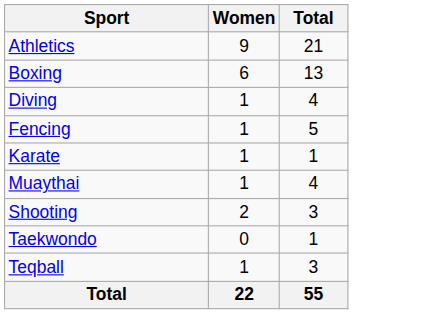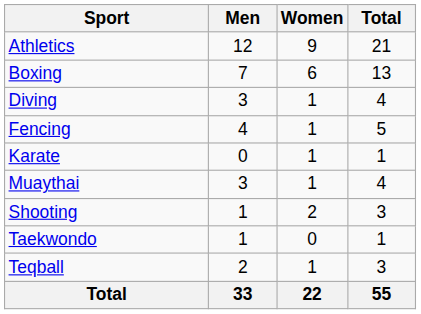+ column: (243, 18)
